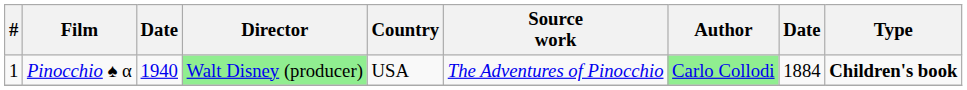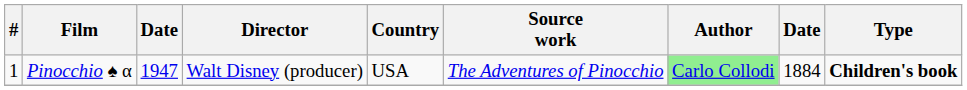(159, 70) 1940 -> (159, 70) 1947
(275, 70) lightgreen background -> (275, 70) no background
